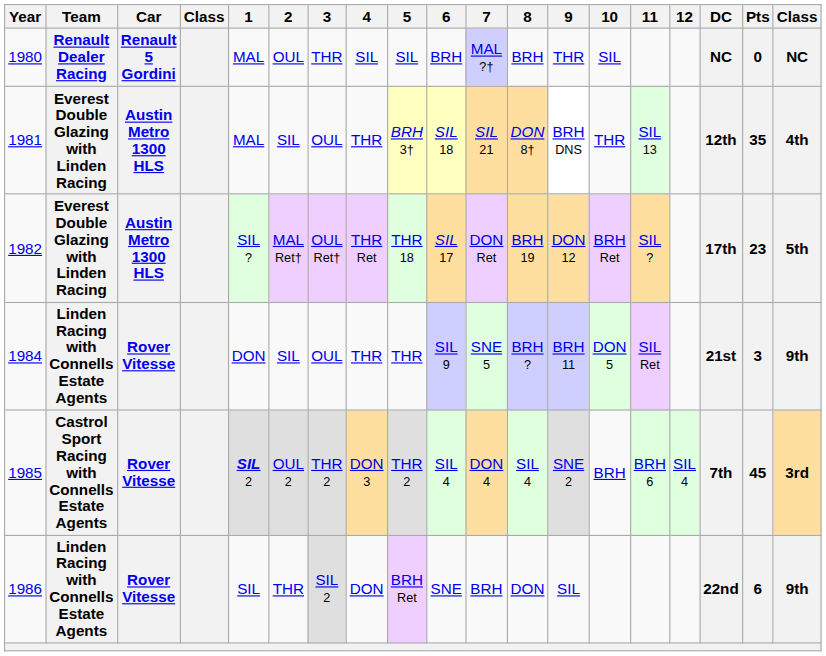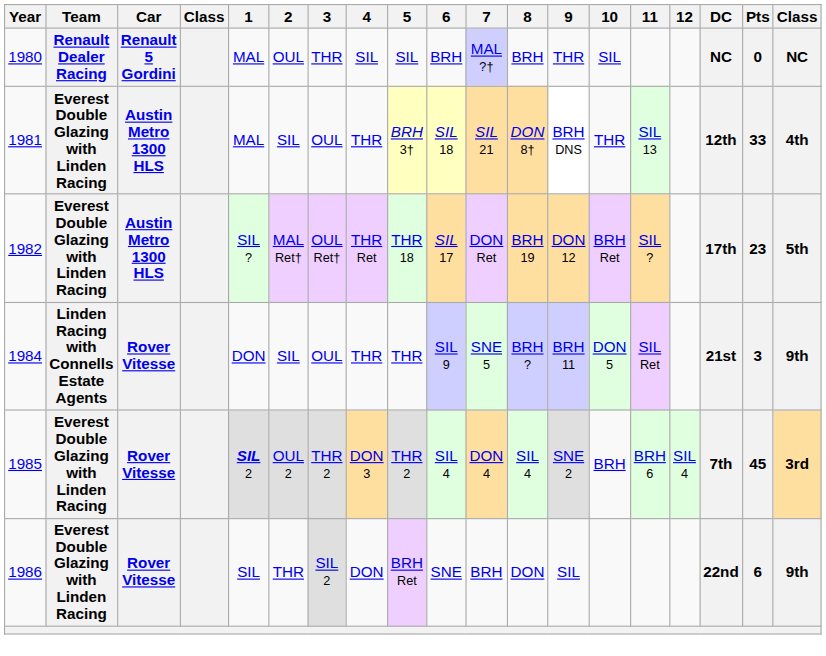(758, 140) 35 -> (758, 140) 33
(81, 472) Castrol Sport Racing with Connells Estate Agents -> (81, 464) Everest Double Glazing with Linden Racing
(81, 589) Linden Racing with Connells Estate Agents -> (81, 572) Everest Double Glazing with Linden Racing
